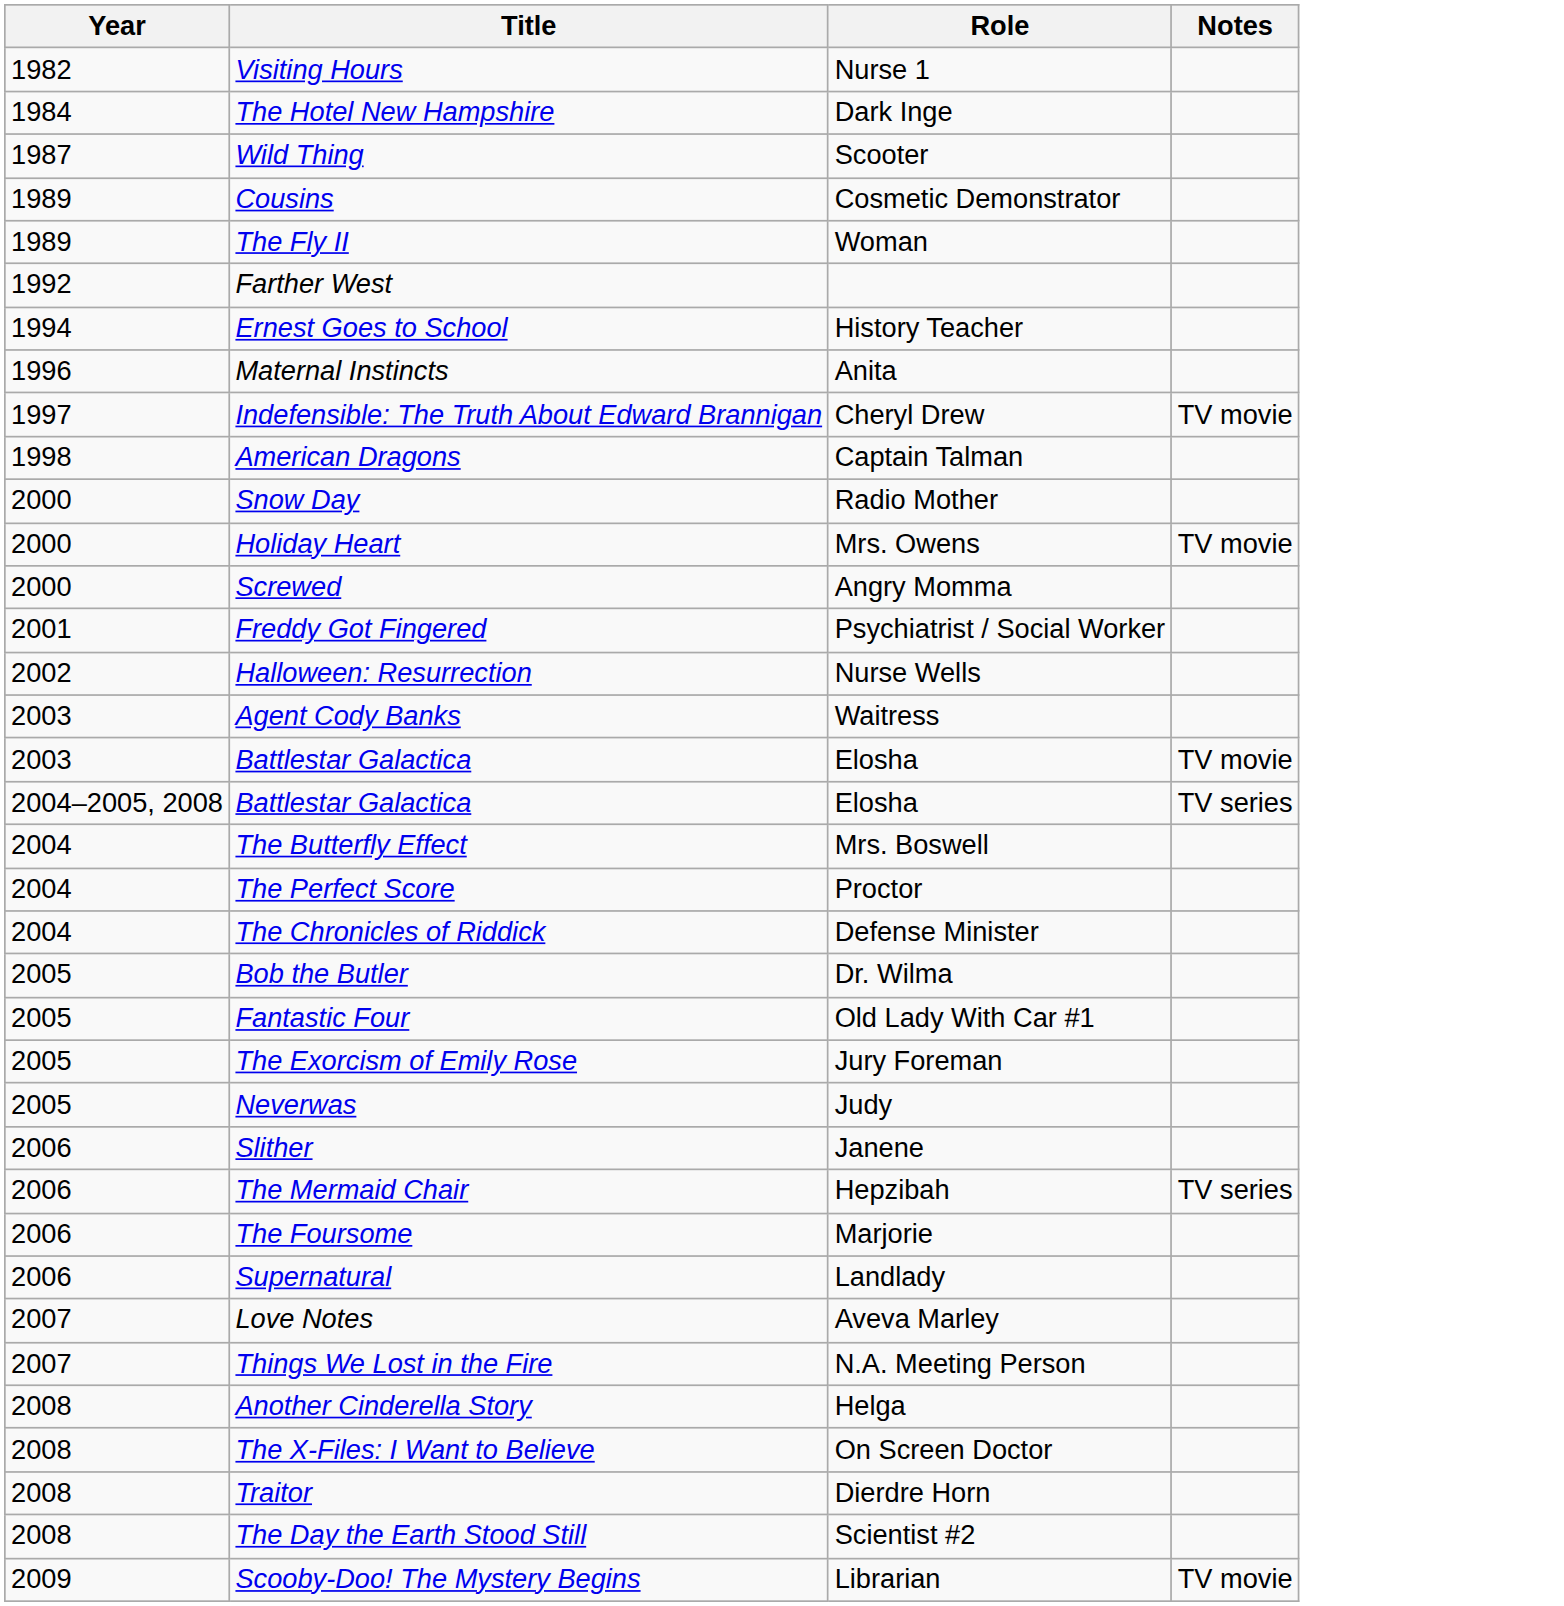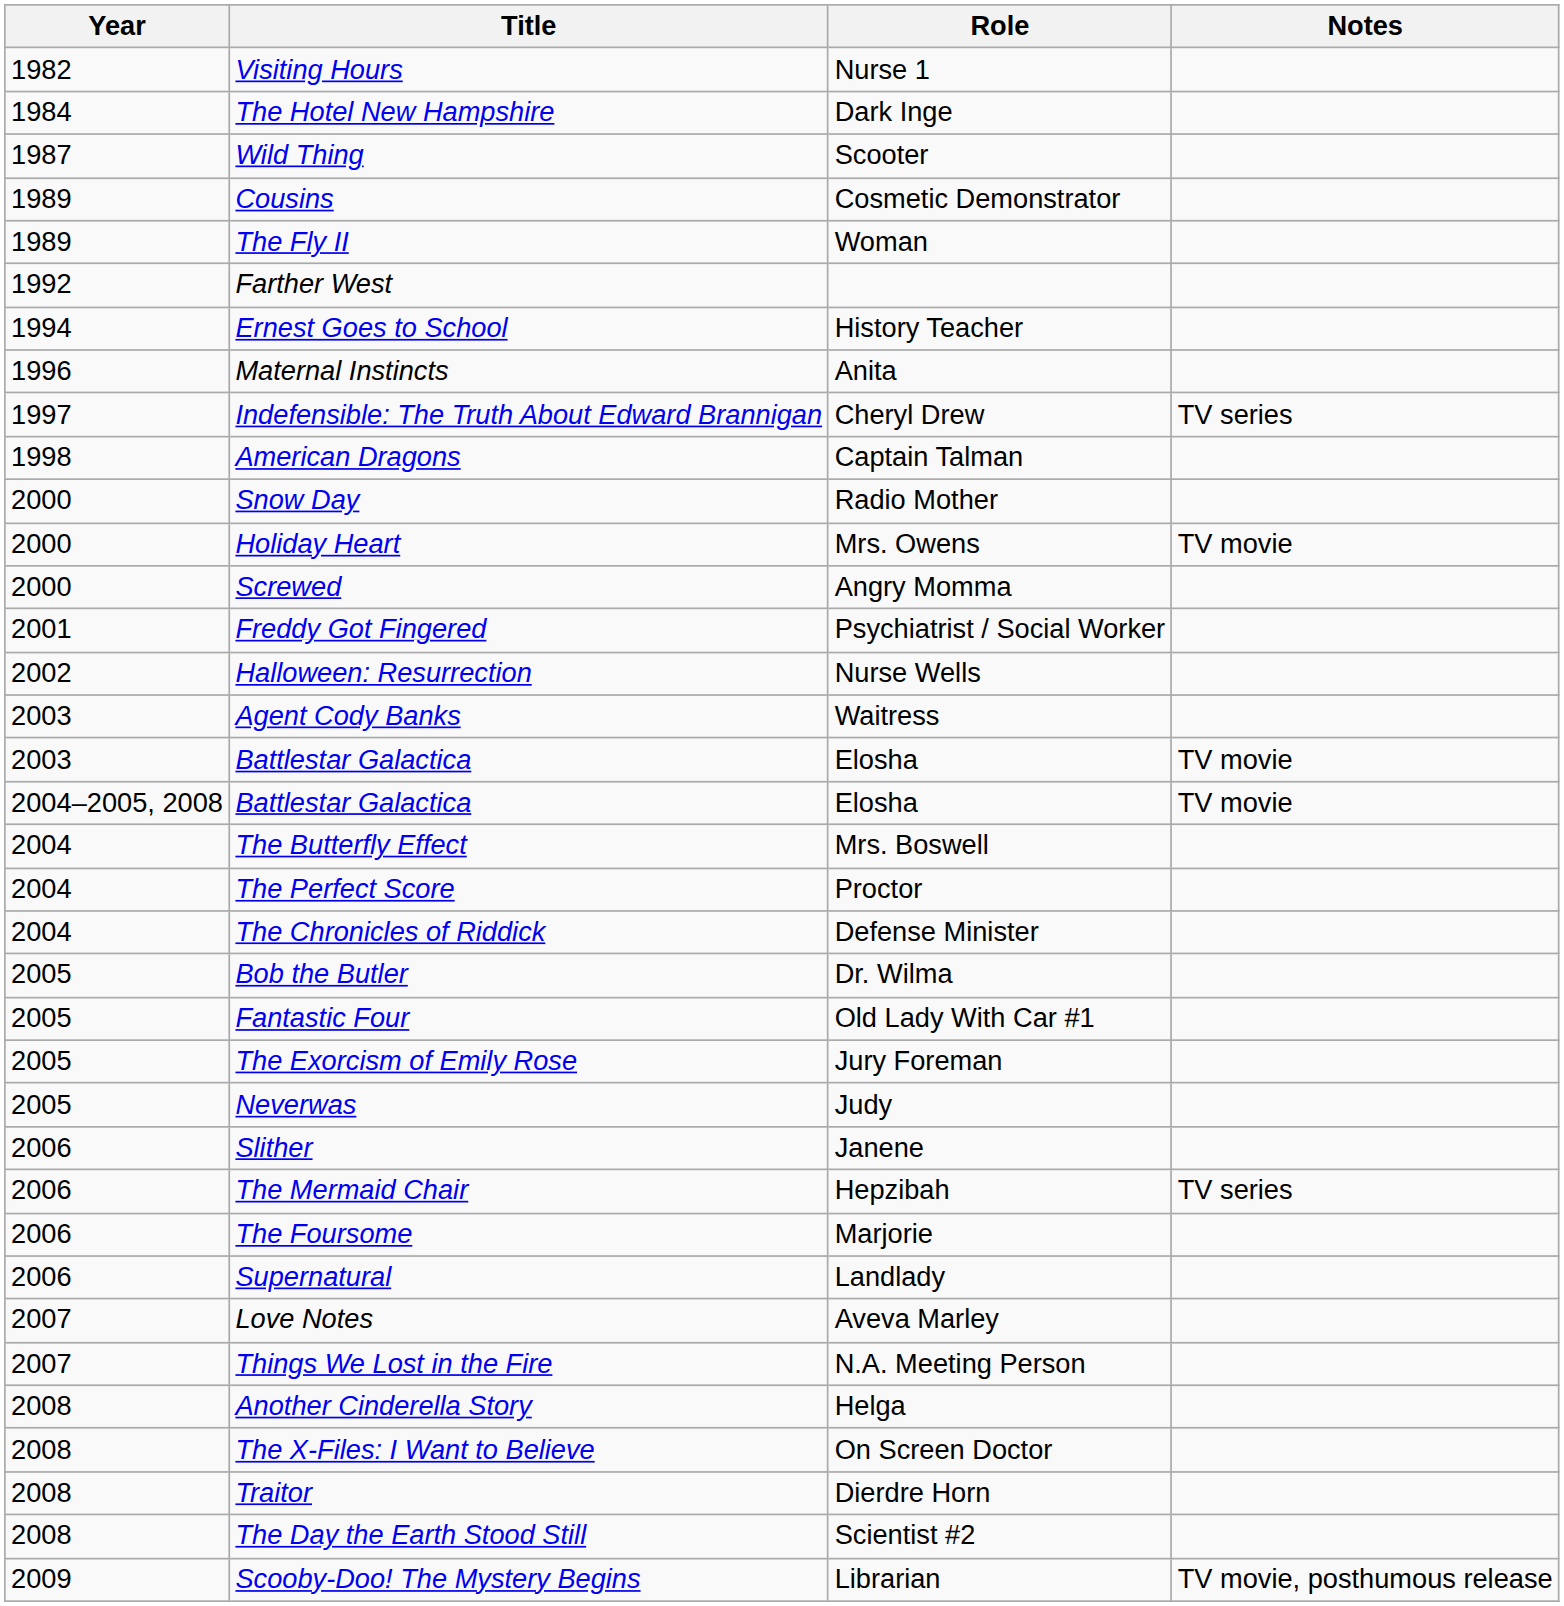(1235, 414) TV movie -> (1235, 414) TV series
(1235, 802) TV series -> (1235, 802) TV movie
(1235, 1579) TV movie -> (1365, 1579) TV movie, posthumous release
